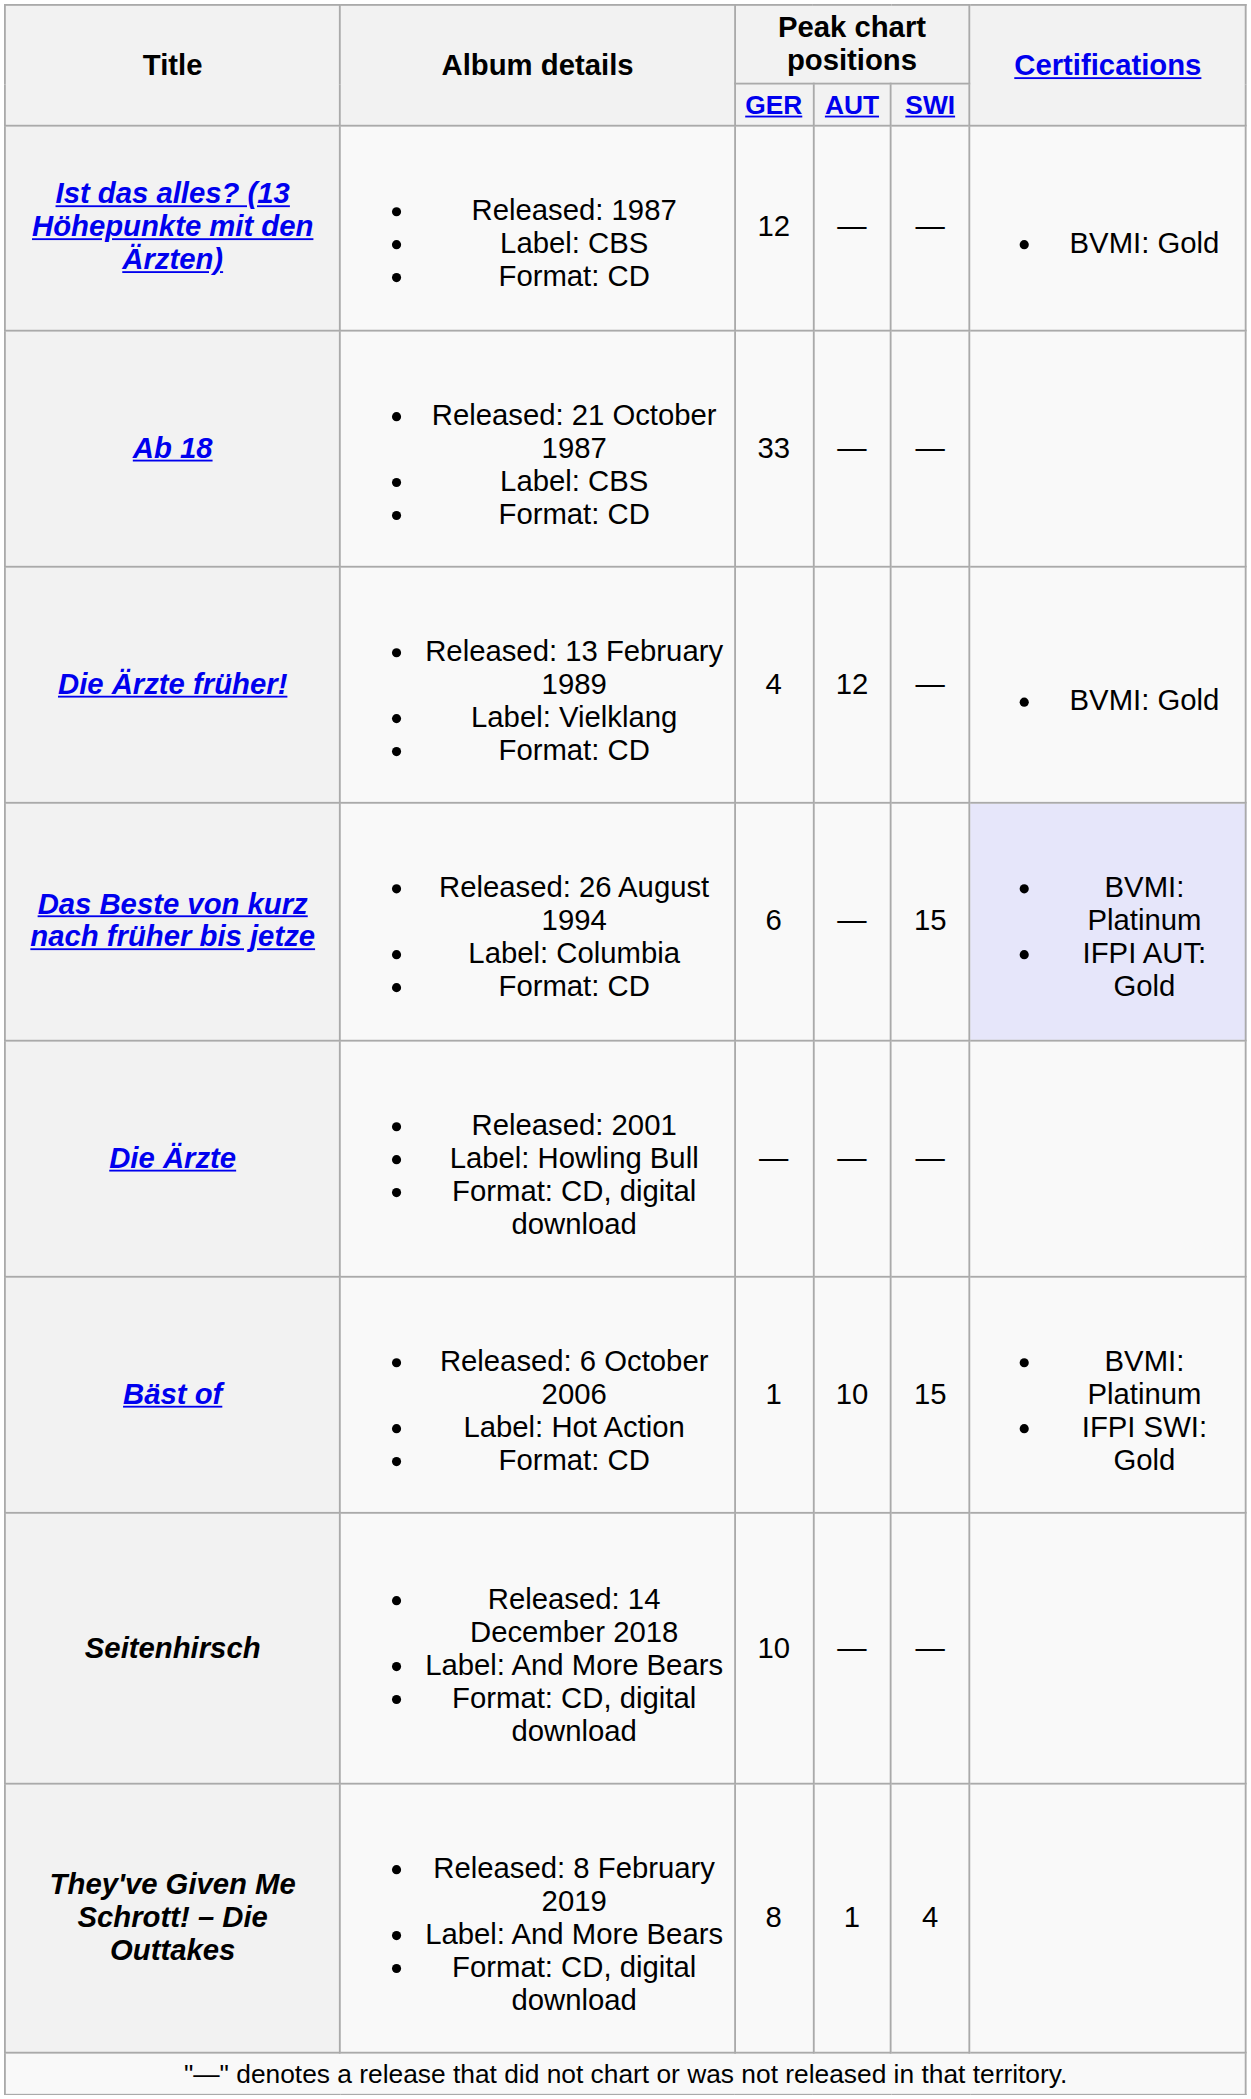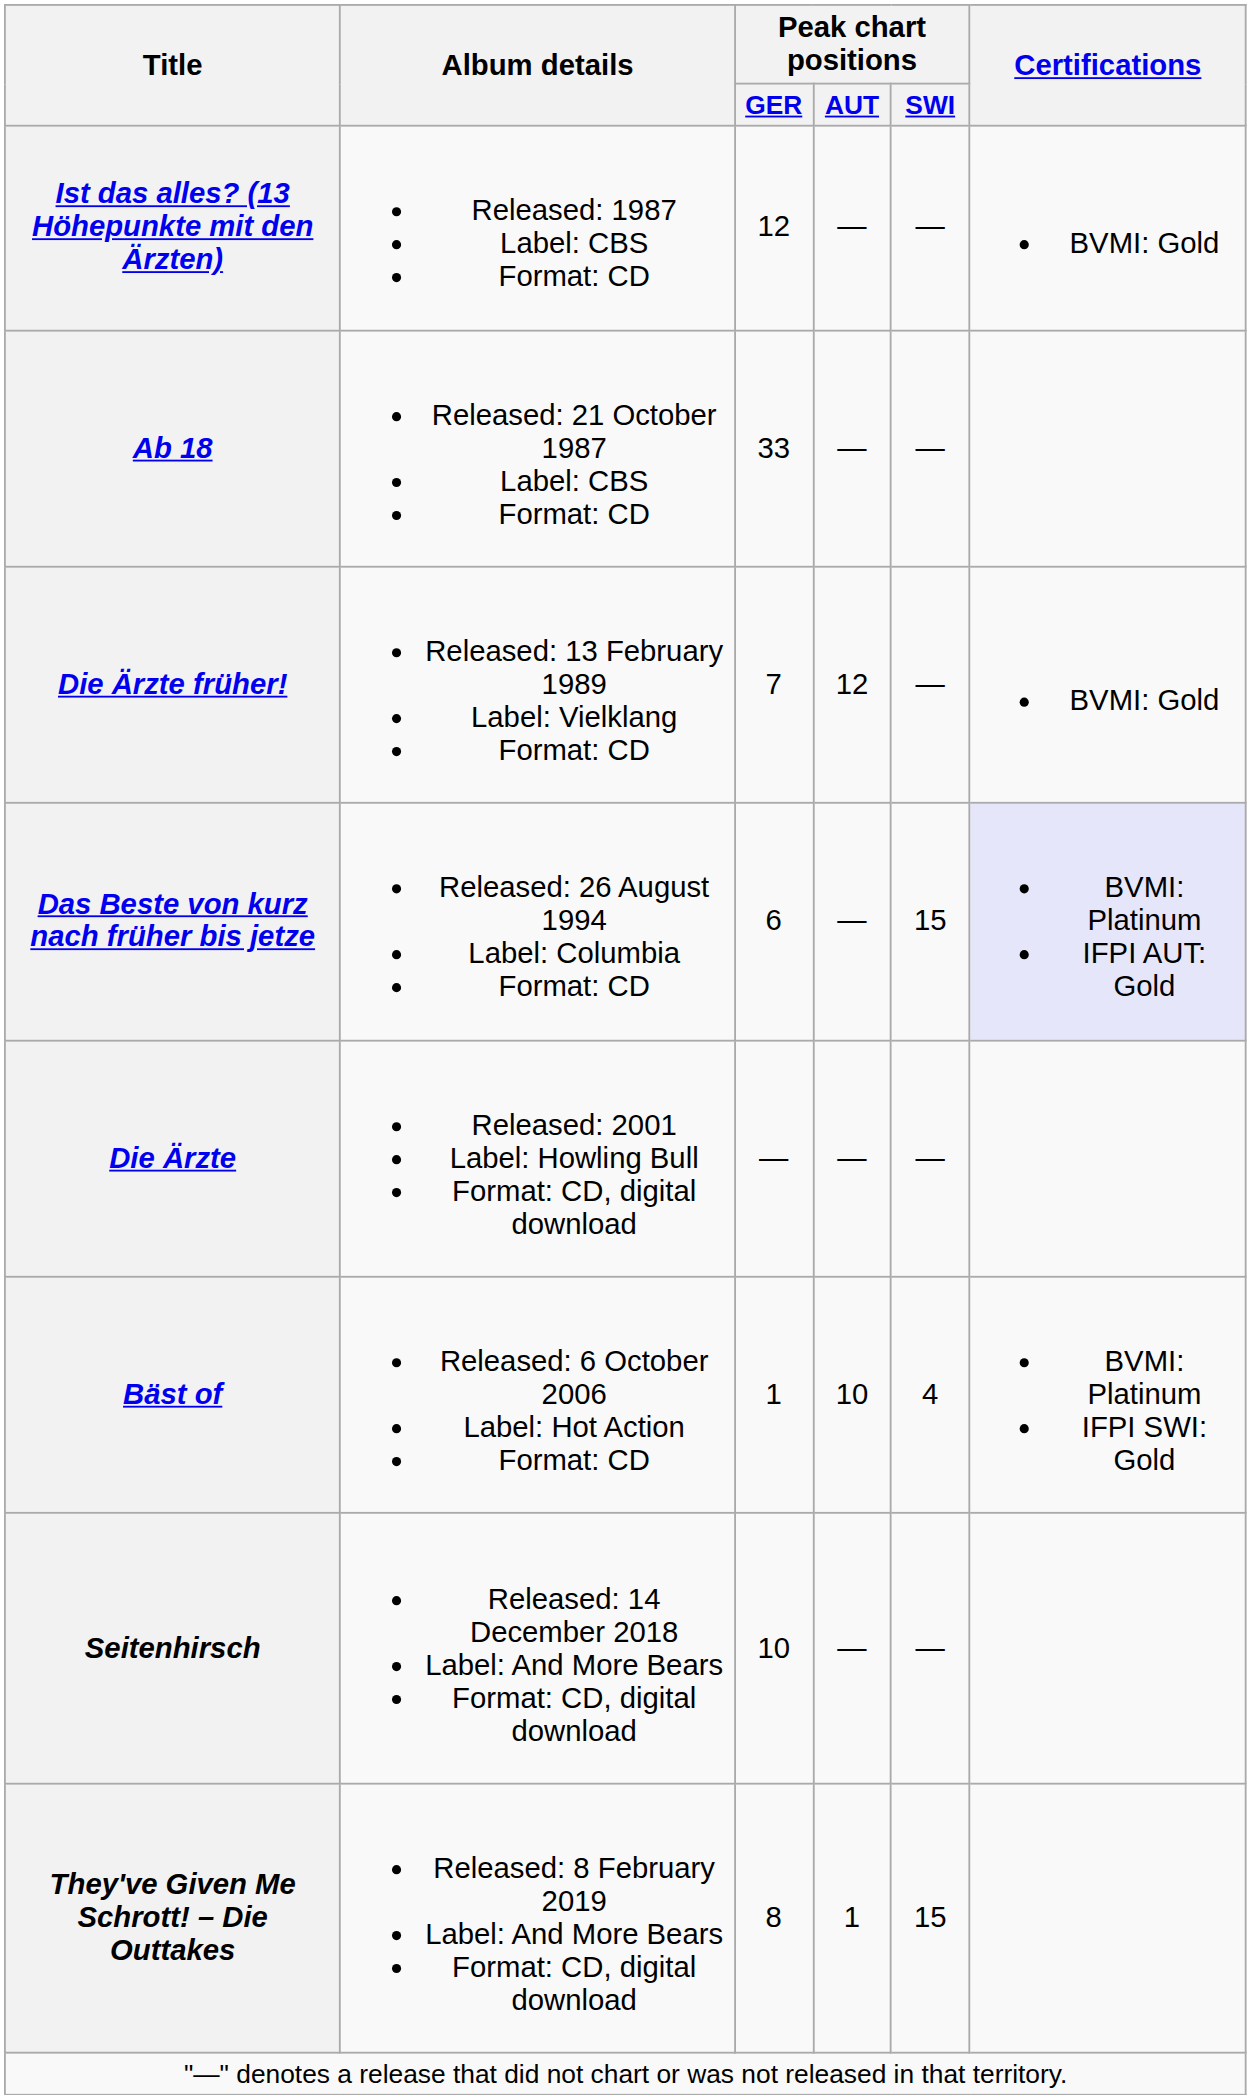(774, 684) 4 -> (774, 684) 7
(930, 1394) 15 -> (930, 1394) 4
(930, 1917) 4 -> (930, 1917) 15
